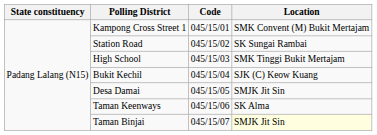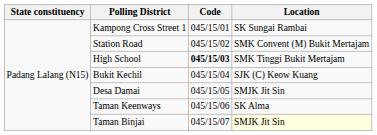(302, 27) SMK Convent (M) Bukit Mertajam -> (270, 27) SK Sungai Rambai
(270, 43) SK Sungai Rambai -> (302, 43) SMK Convent (M) Bukit Mertajam
(210, 59) normal -> (210, 59) bold
